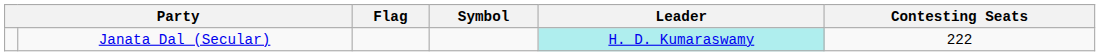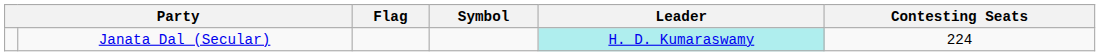(960, 40) 222 -> (960, 40) 224
